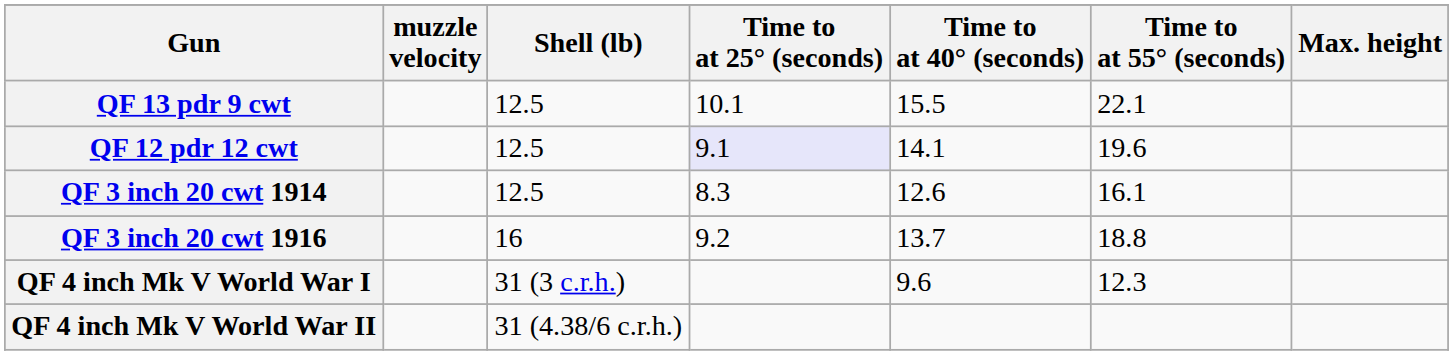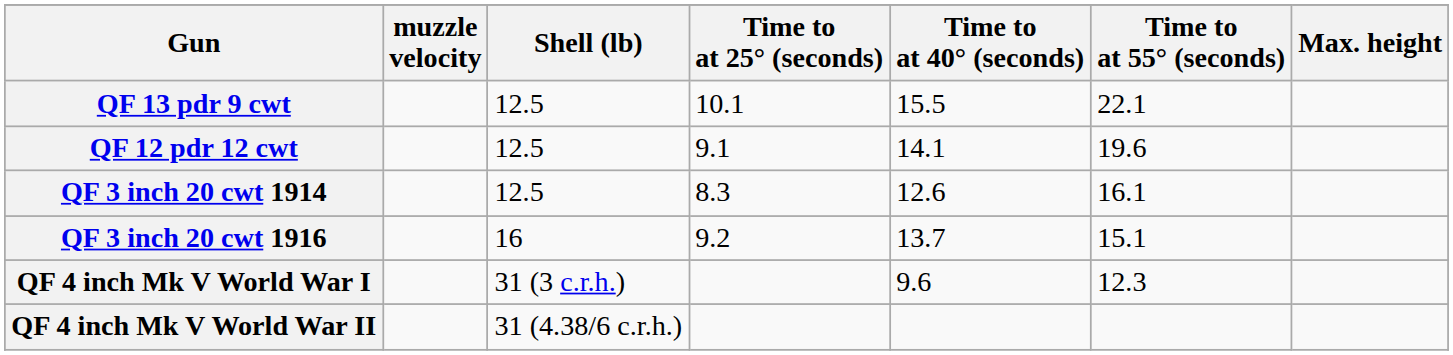(713, 147) lavender background -> (713, 147) no background
(1122, 237) 18.8 -> (1122, 237) 15.1
